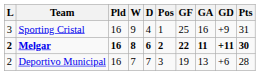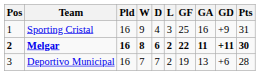columns swapped: (166, 12) <-> (10, 12)
